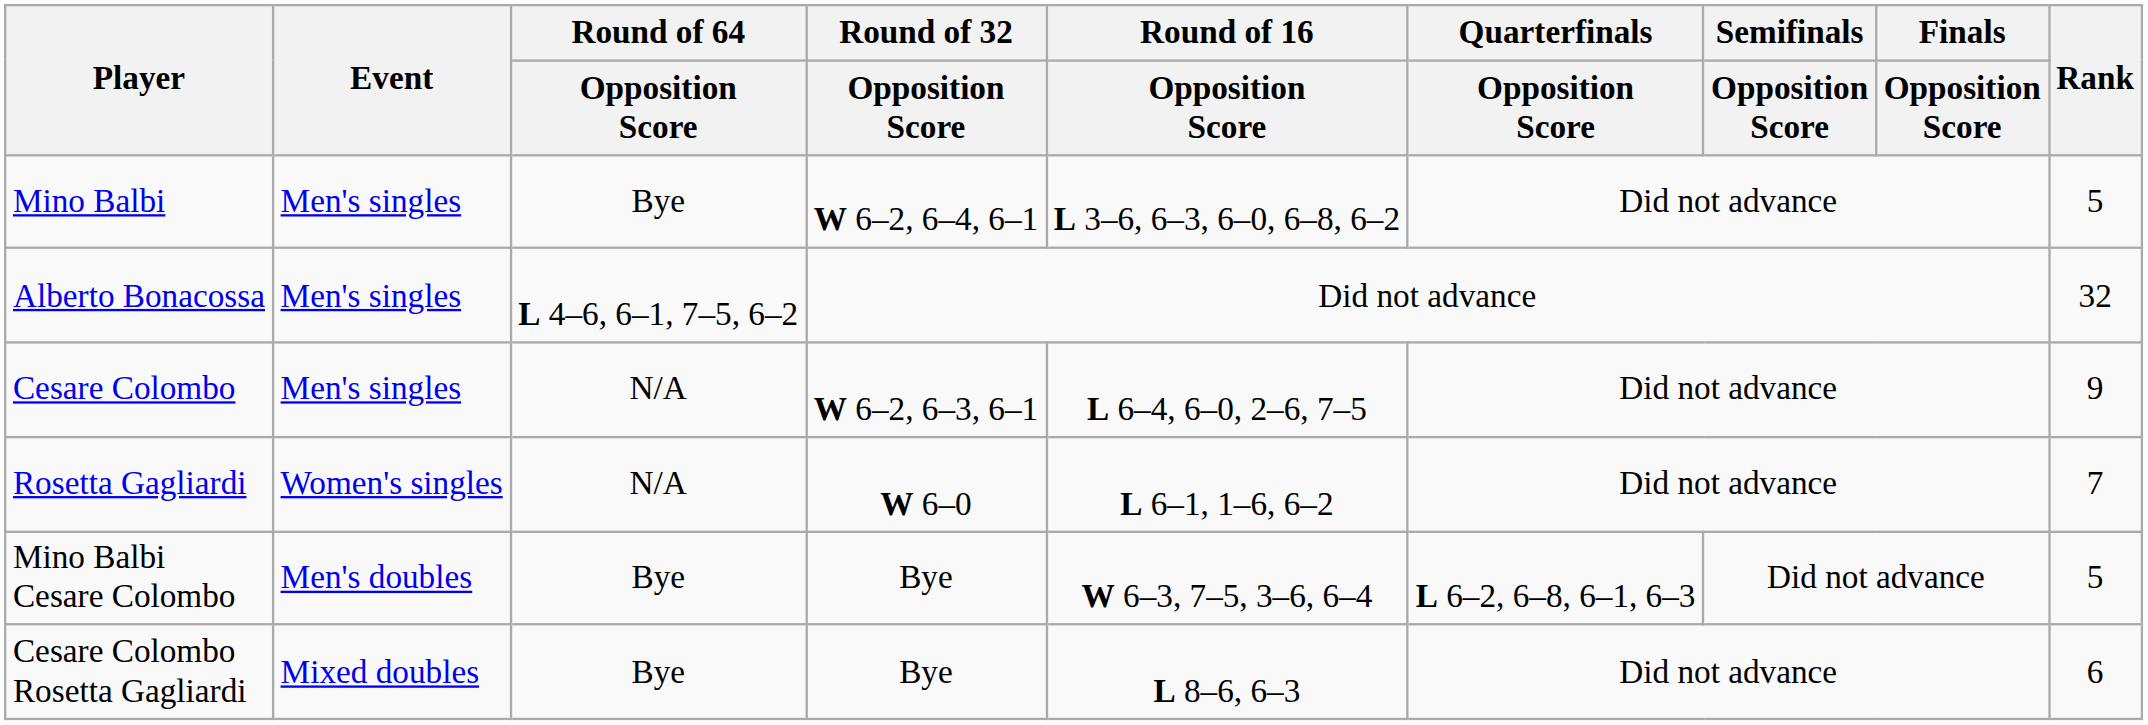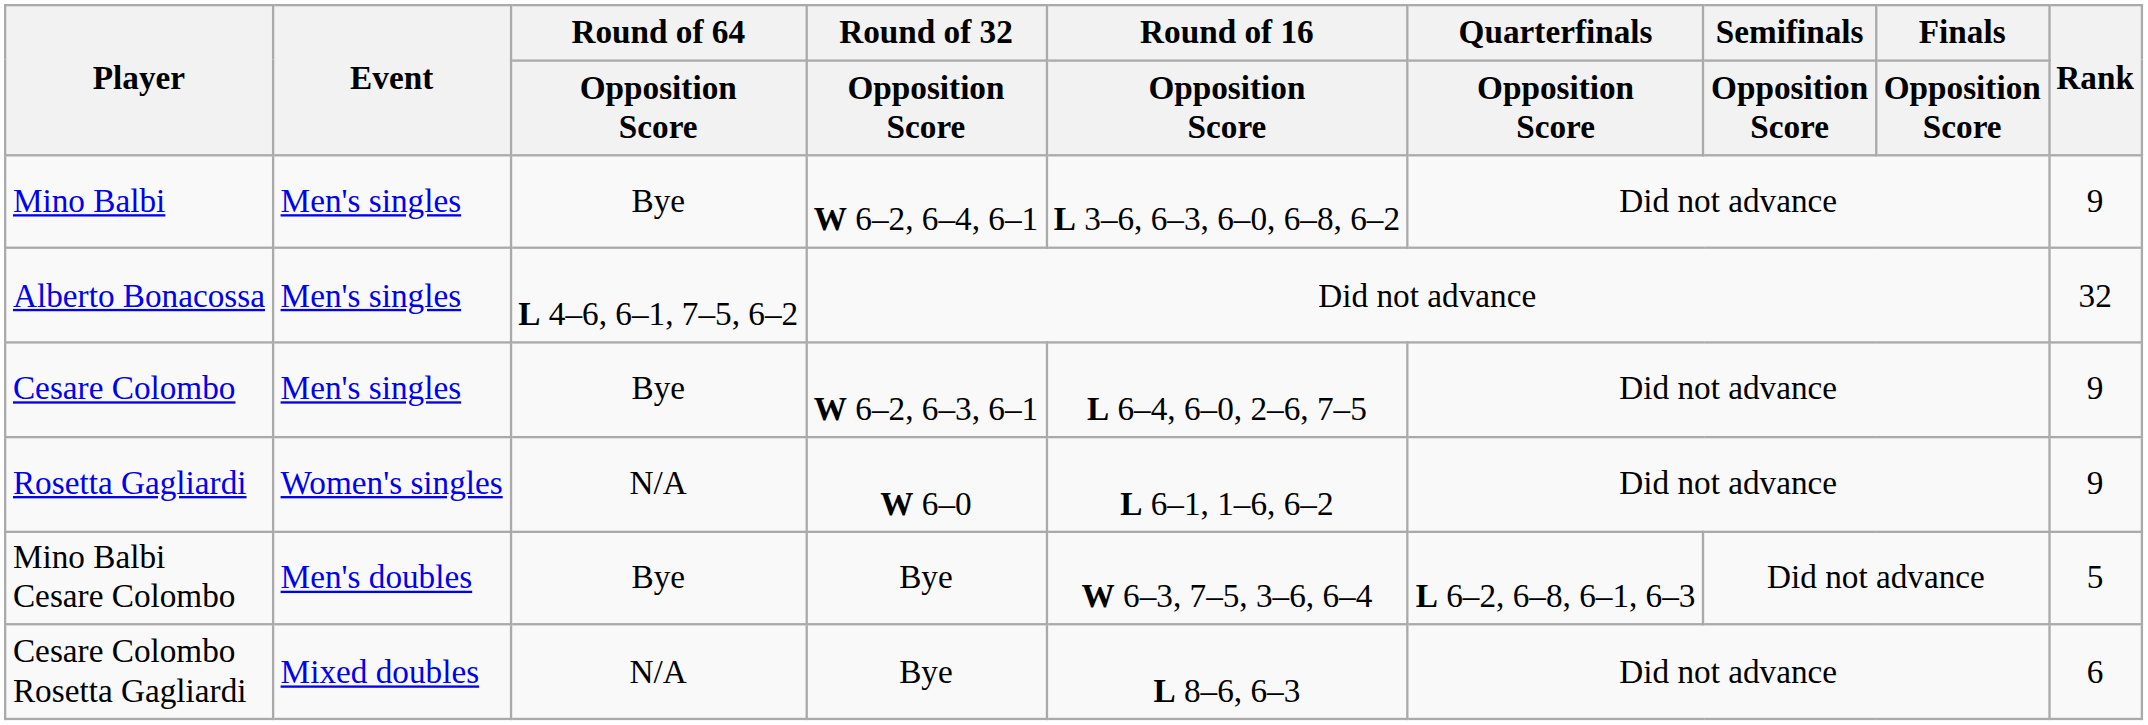(2095, 200) 5 -> (2095, 200) 9
(658, 389) N/A -> (658, 389) Bye
(2095, 483) 7 -> (2095, 483) 9
(658, 671) Bye -> (658, 671) N/A
